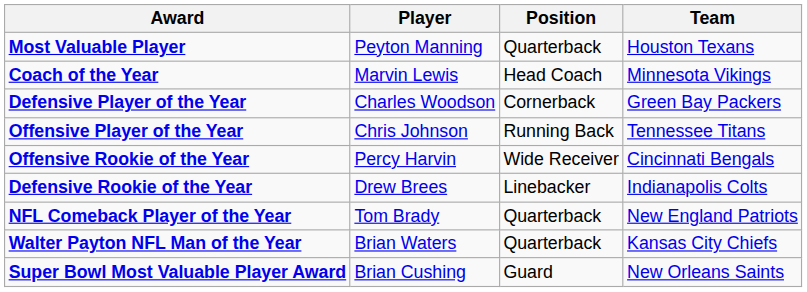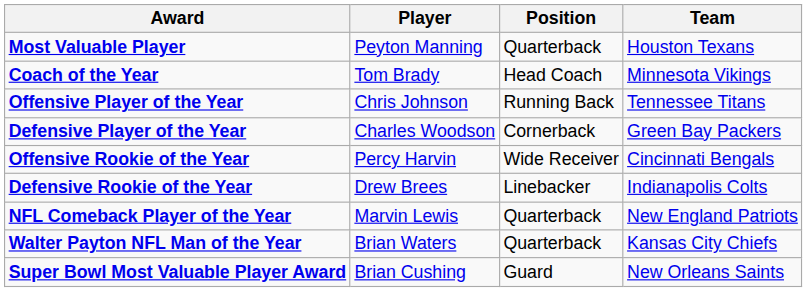(406, 74) Marvin Lewis -> (397, 74) Tom Brady
rows swapped: (126, 131) <-> (127, 103)
(397, 215) Tom Brady -> (406, 215) Marvin Lewis
